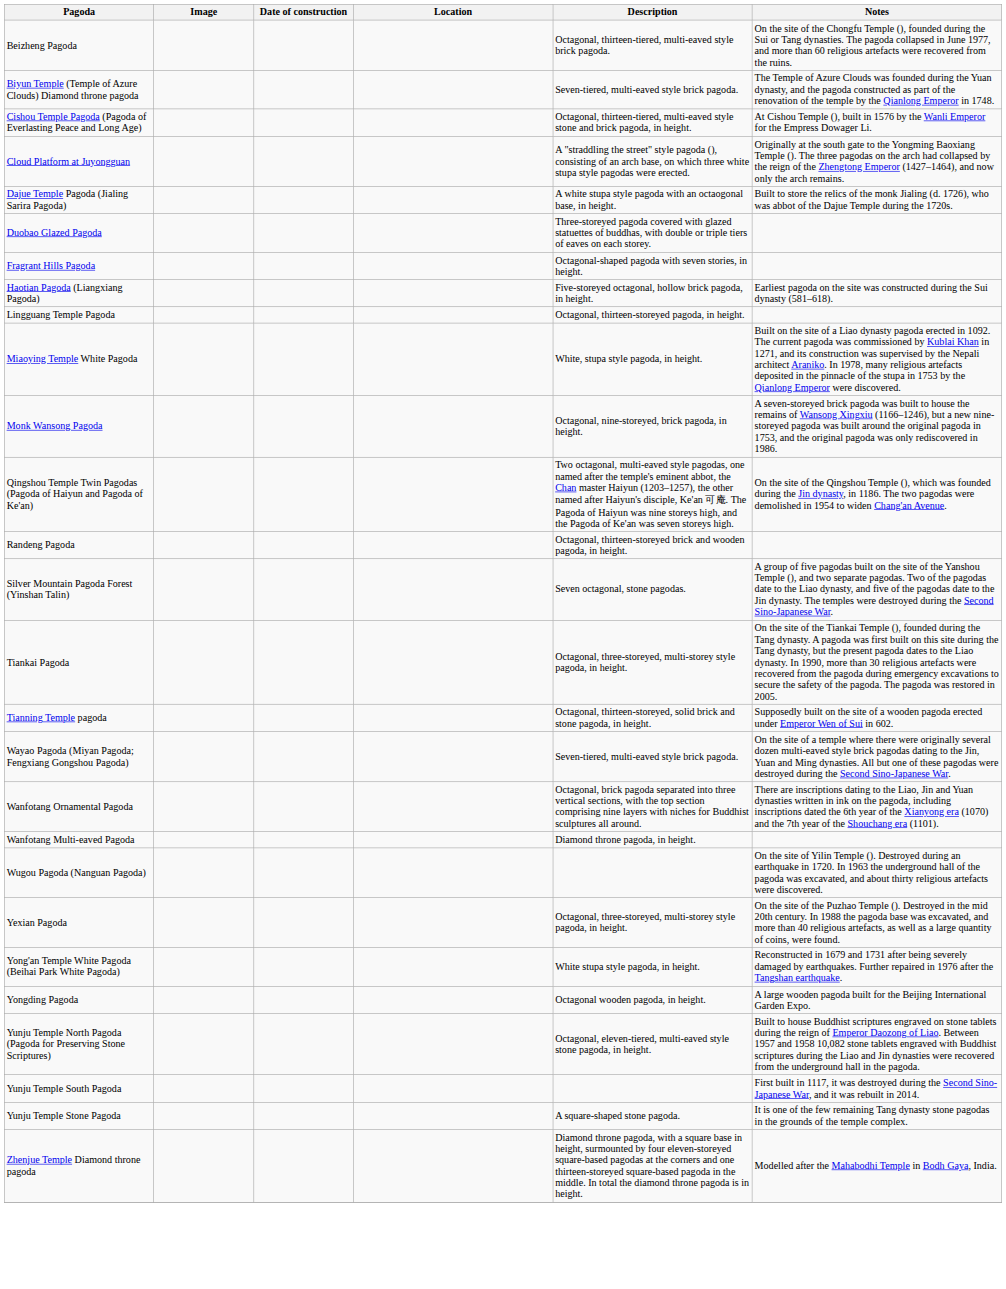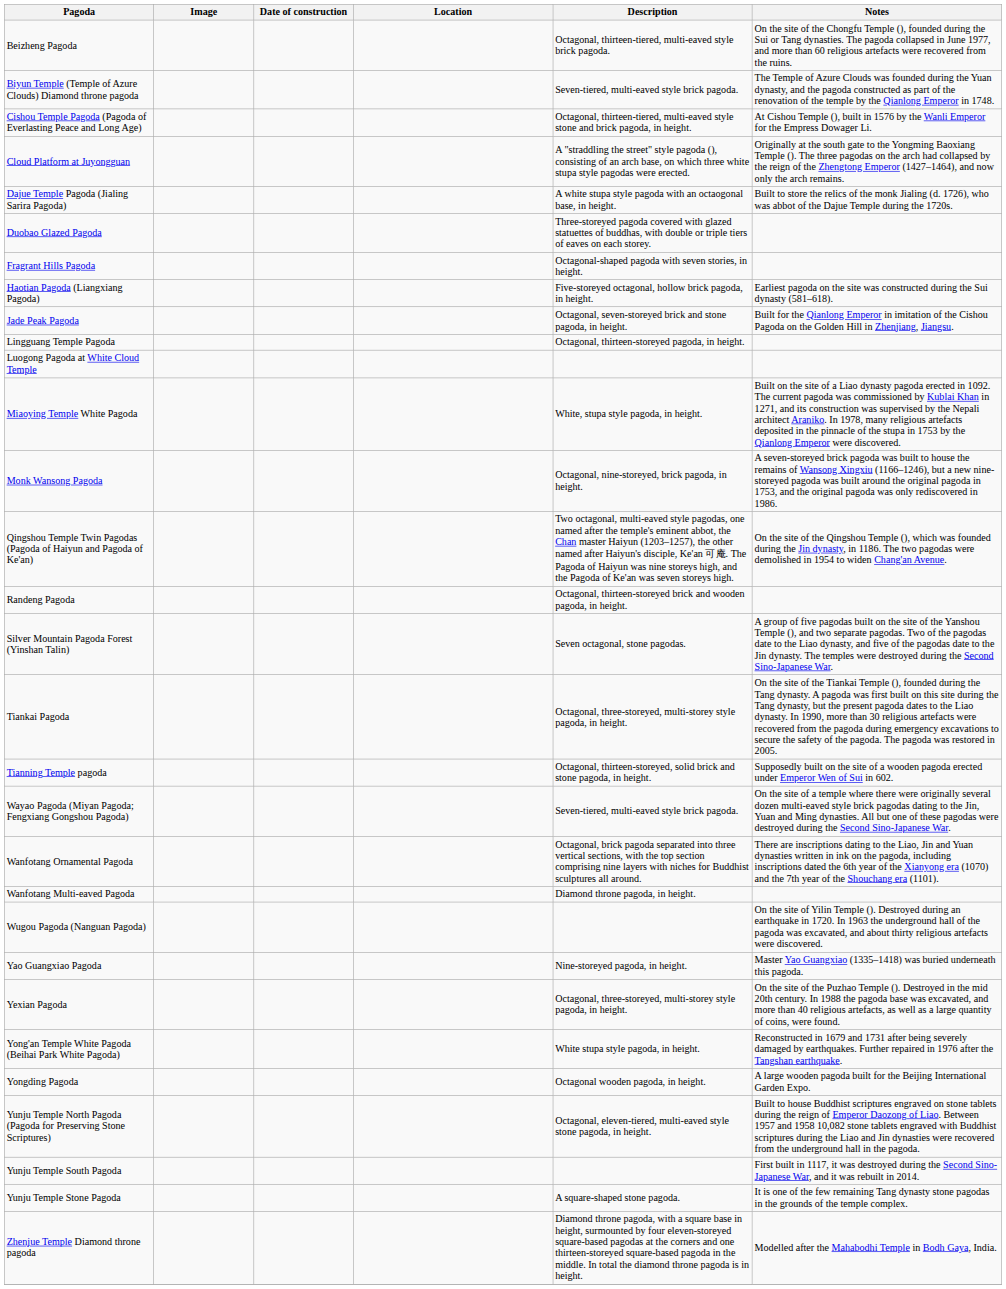+ row: (43, 320)
+ row: (73, 364)
+ row: (54, 966)
